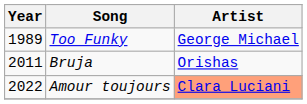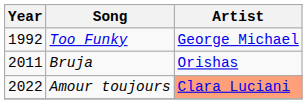(25, 40) 1989 -> (25, 40) 1992
